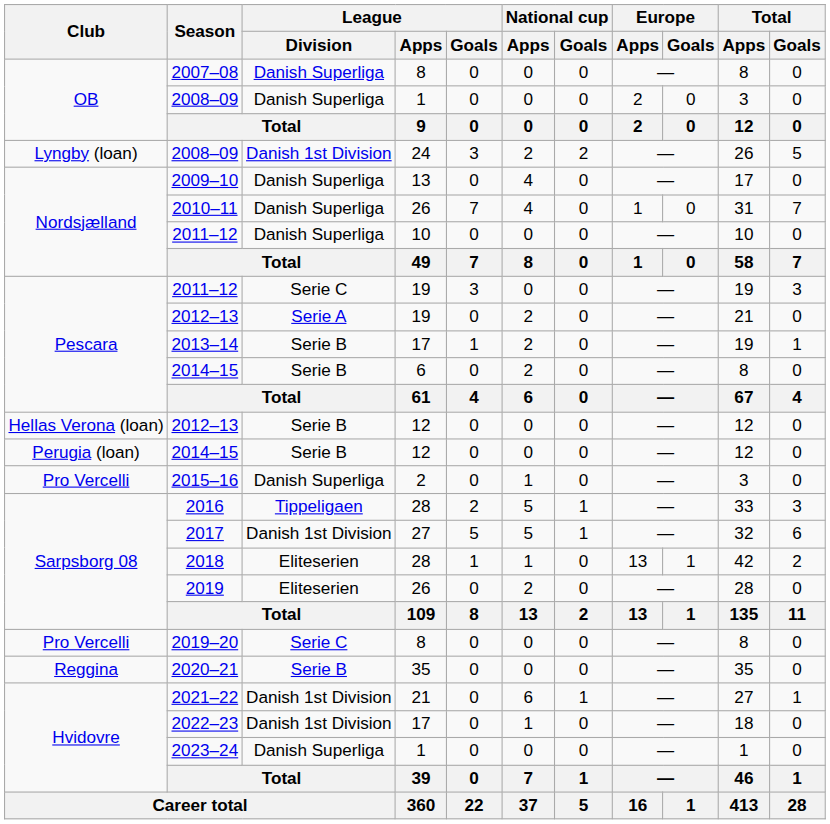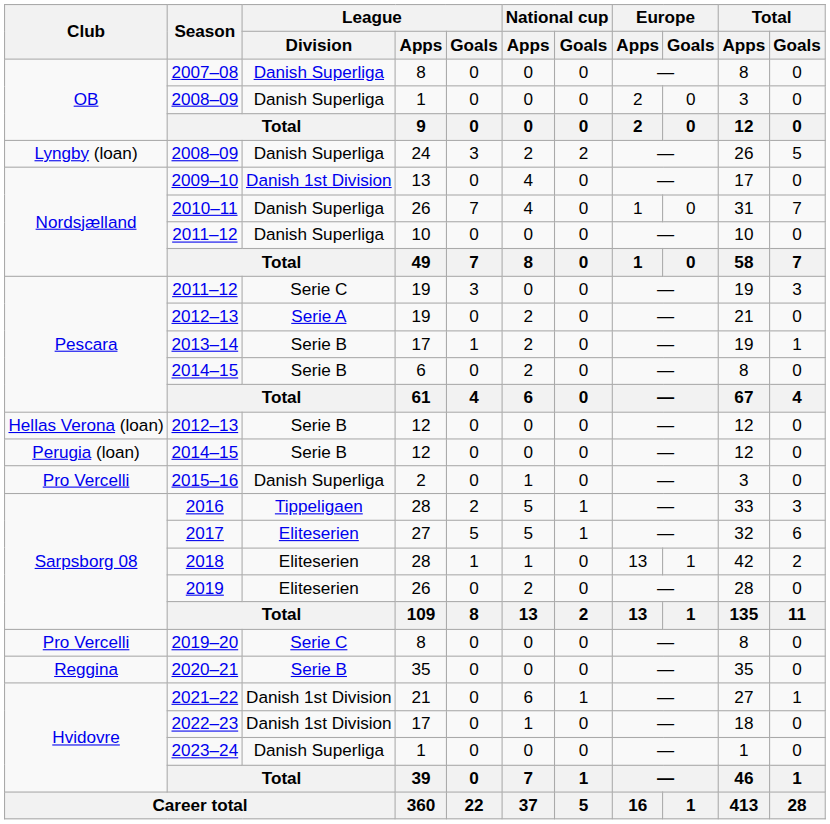(319, 153) Danish 1st Division -> (319, 153) Danish Superliga
(319, 180) Danish Superliga -> (319, 180) Danish 1st Division
(319, 533) Danish 1st Division -> (319, 533) Eliteserien
